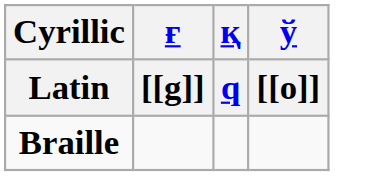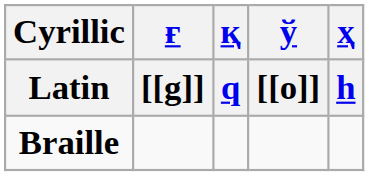+ column: (346, 87)
